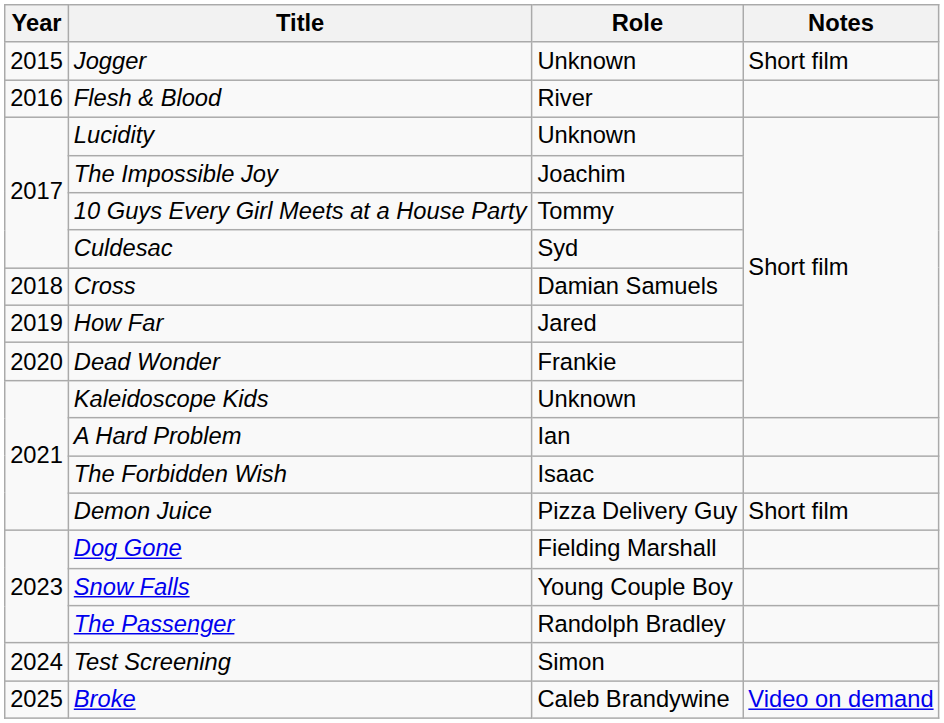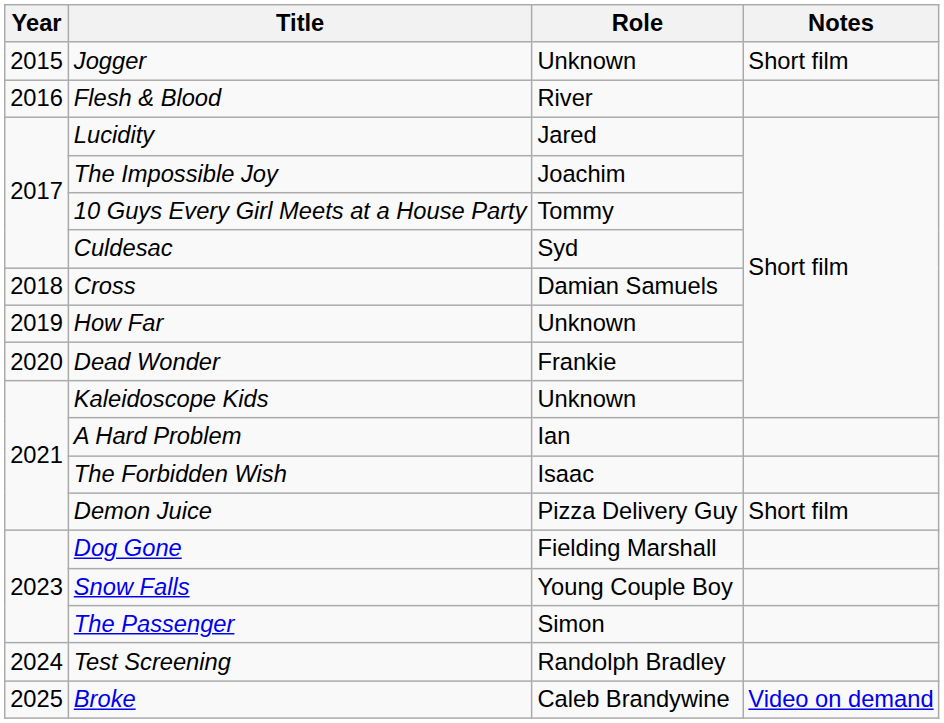(587, 135) Unknown -> (567, 135) Jared
(567, 323) Jared -> (587, 323) Unknown
(632, 624) Randolph Bradley -> (571, 624) Simon
(571, 661) Simon -> (632, 661) Randolph Bradley
